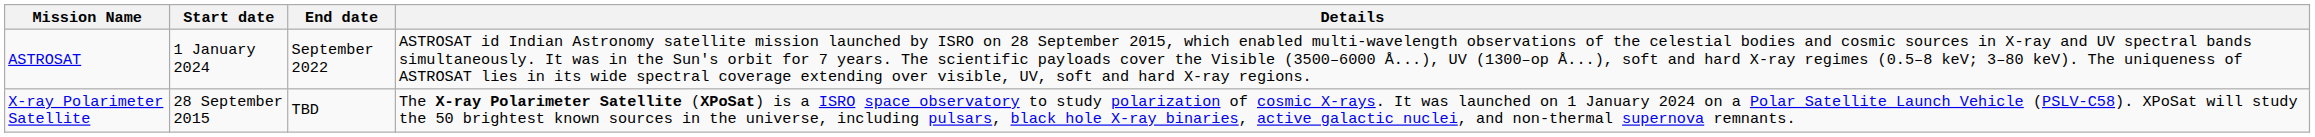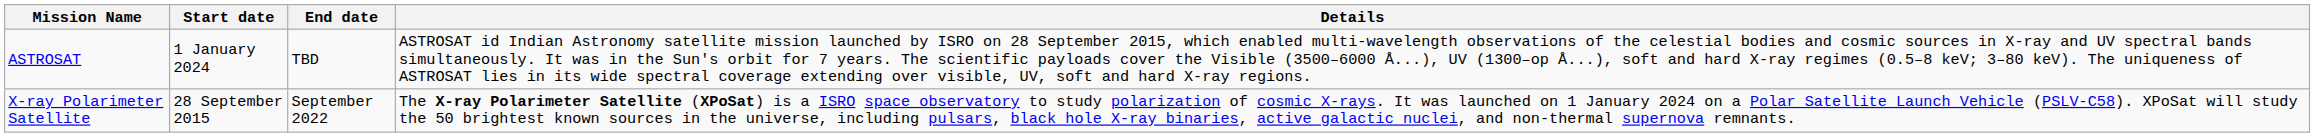(333, 59) September 2022 -> (305, 59) TBD
(305, 110) TBD -> (333, 110) September 2022
